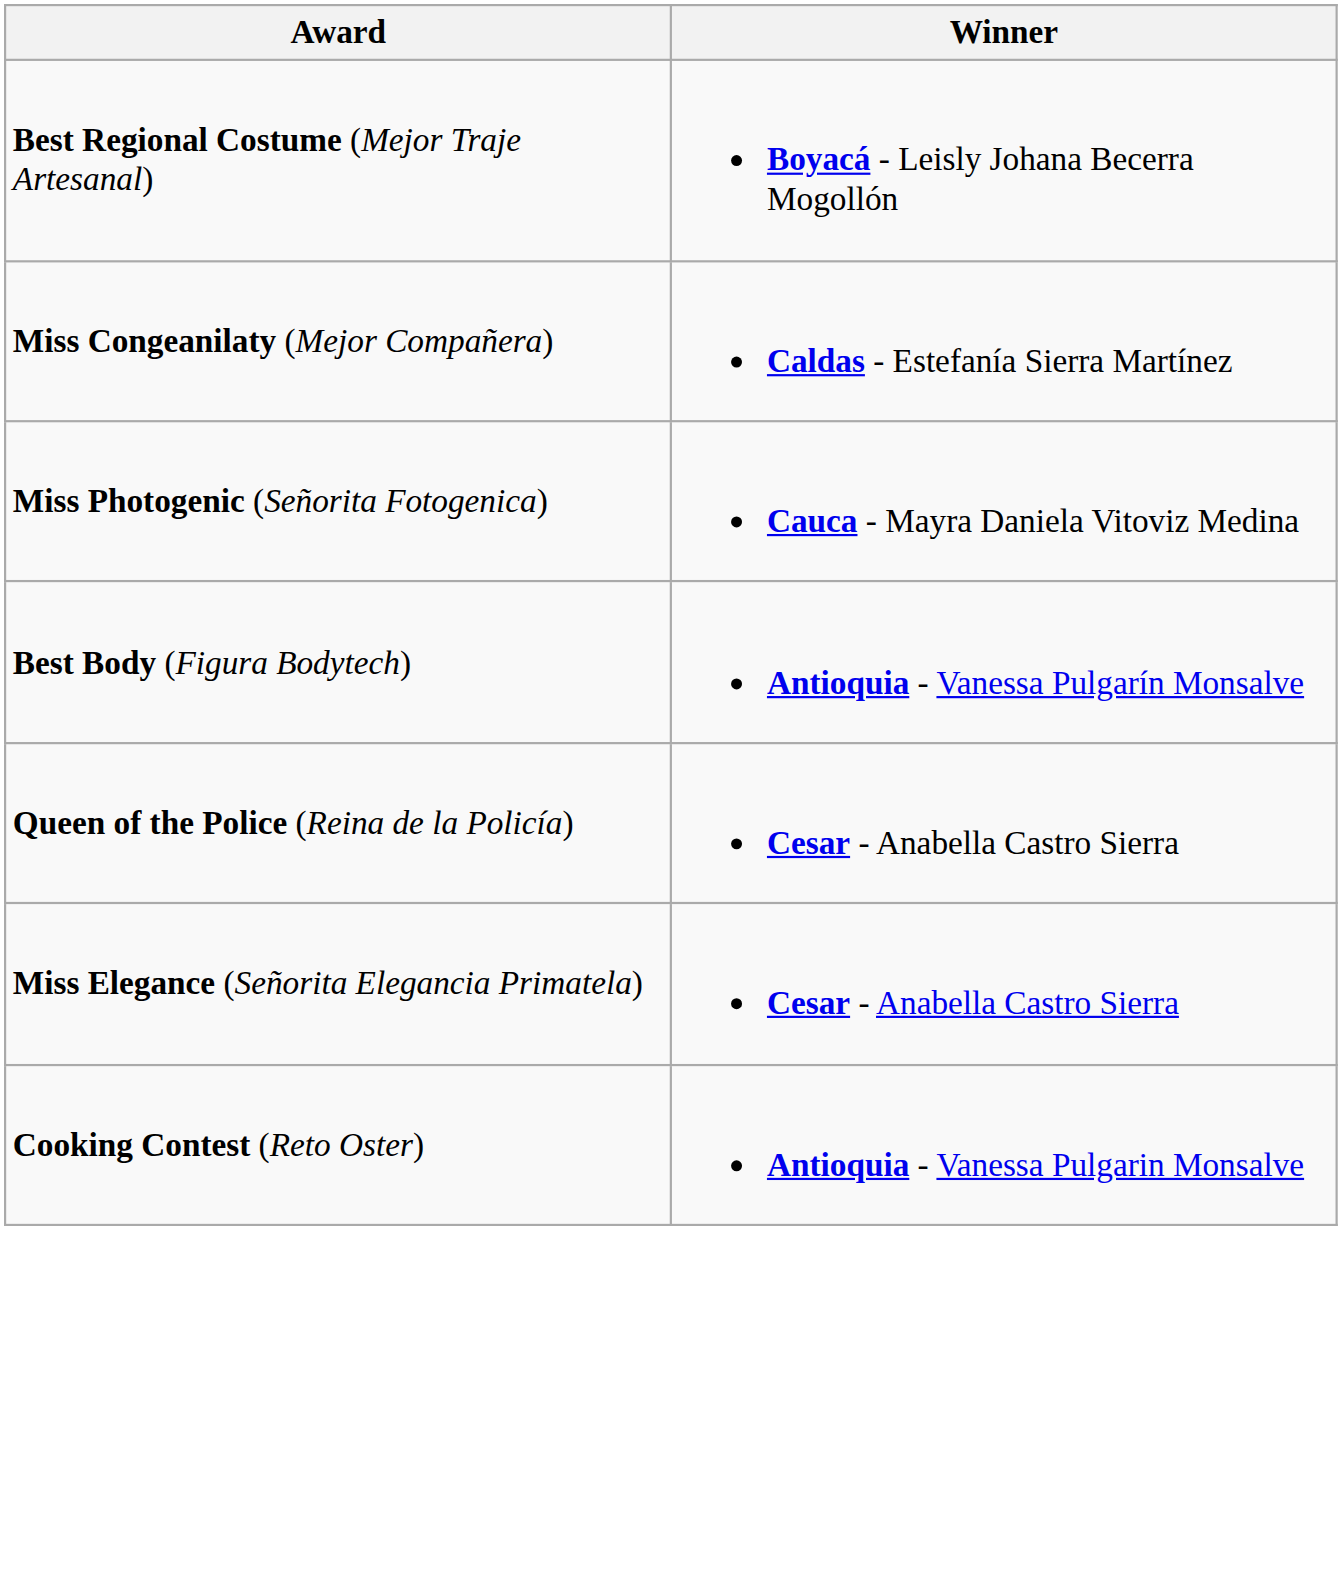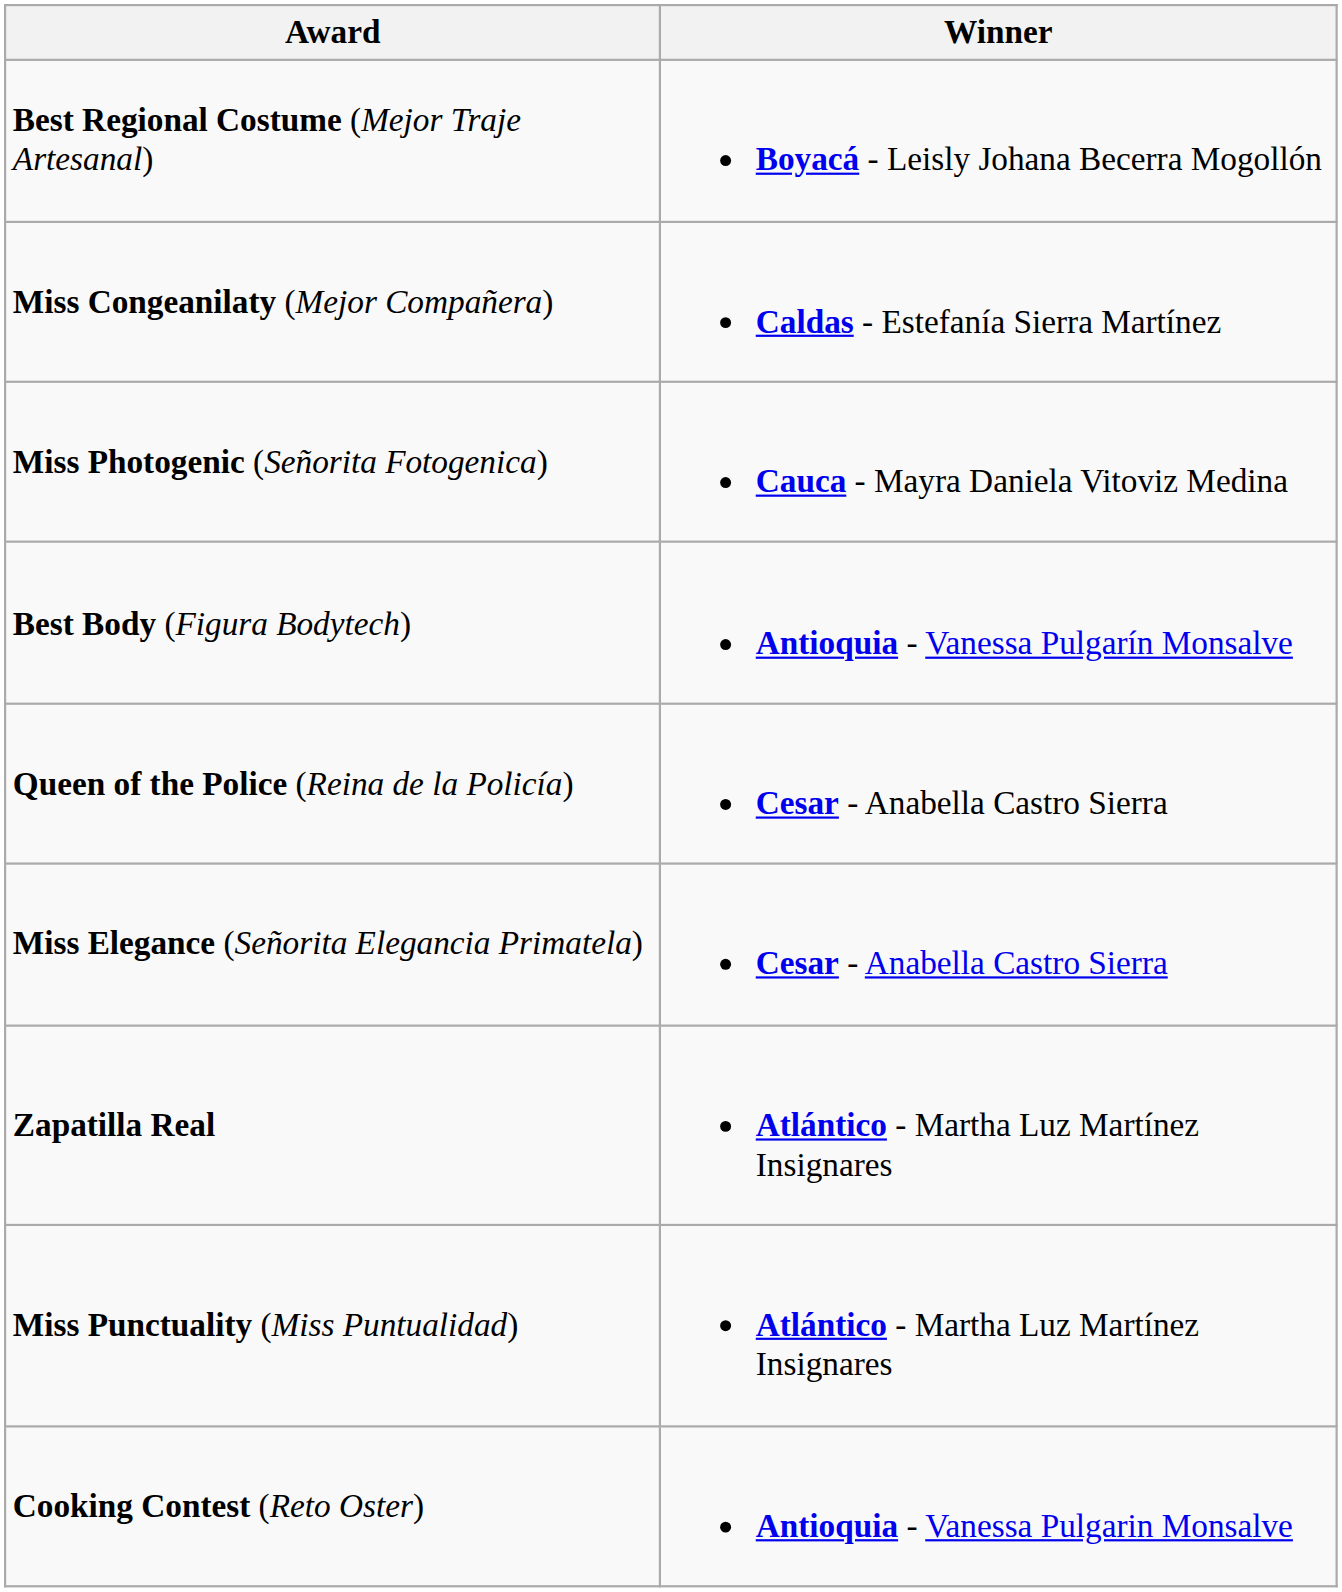+ row: (114, 1124)
+ row: (266, 1324)
